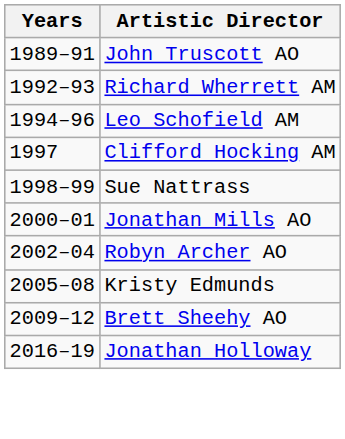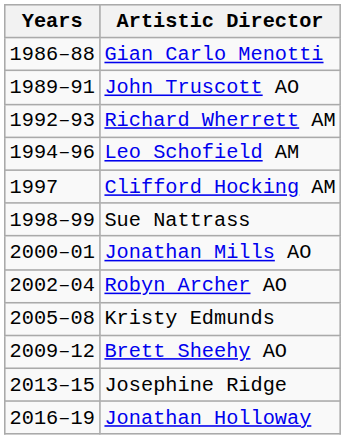+ row: (214, 54)
+ row: (196, 385)
